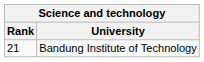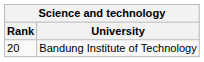(13, 49) 21 -> (13, 49) 20
